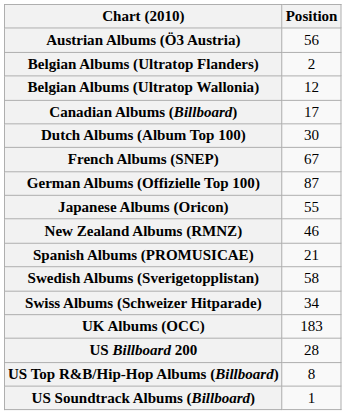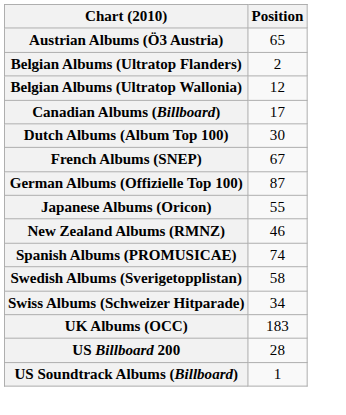(312, 40) 56 -> (277, 40) 65
(312, 254) 21 -> (277, 254) 74
- row: (143, 374)
